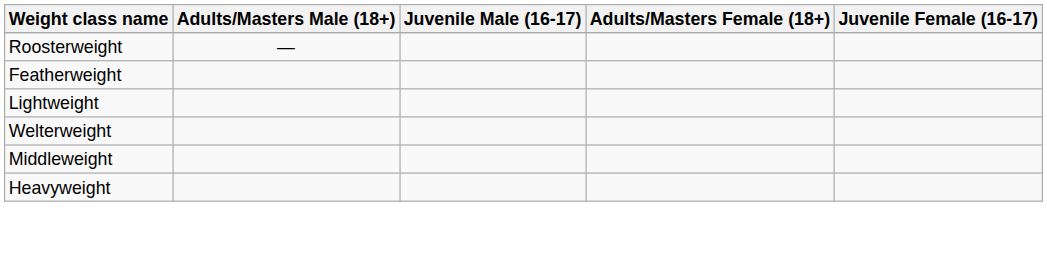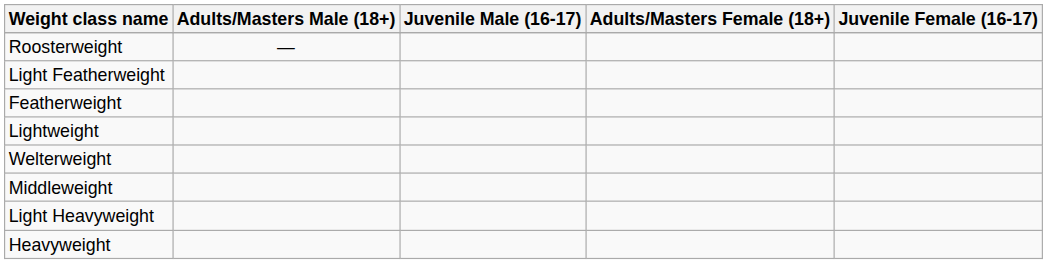+ row: (87, 75)
+ row: (81, 216)
